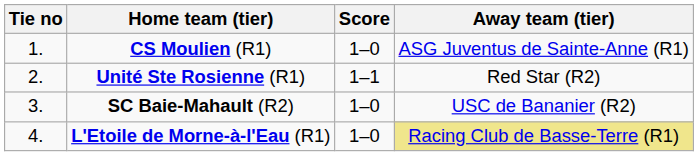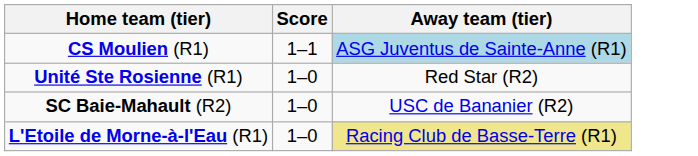- column: (36, 19)
(364, 48) 1–0 -> (302, 48) 1–1
(544, 48) no background -> (481, 48) lightblue background
(364, 77) 1–1 -> (302, 77) 1–0
